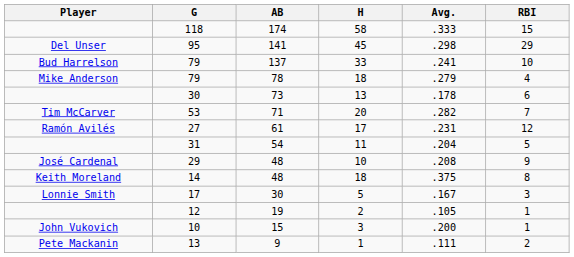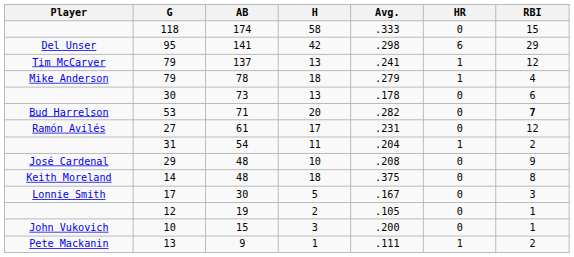+ column: (460, 13)
(361, 46) 45 -> (315, 46) 42
(78, 62) Bud Harrelson -> (69, 62) Tim McCarver
(361, 62) 33 -> (315, 62) 13
(527, 62) 10 -> (532, 62) 12
(78, 112) Tim McCarver -> (69, 112) Bud Harrelson
(527, 112) normal -> (532, 112) bold
(527, 145) 5 -> (532, 145) 2
